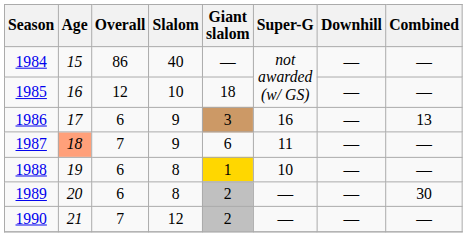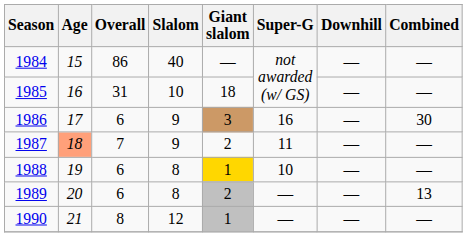(120, 92) 12 -> (120, 92) 31
(424, 119) 13 -> (424, 119) 30
(228, 144) 6 -> (228, 144) 2
(424, 194) 30 -> (424, 194) 13
(120, 219) 7 -> (120, 219) 8
(228, 219) 2 -> (228, 219) 1
